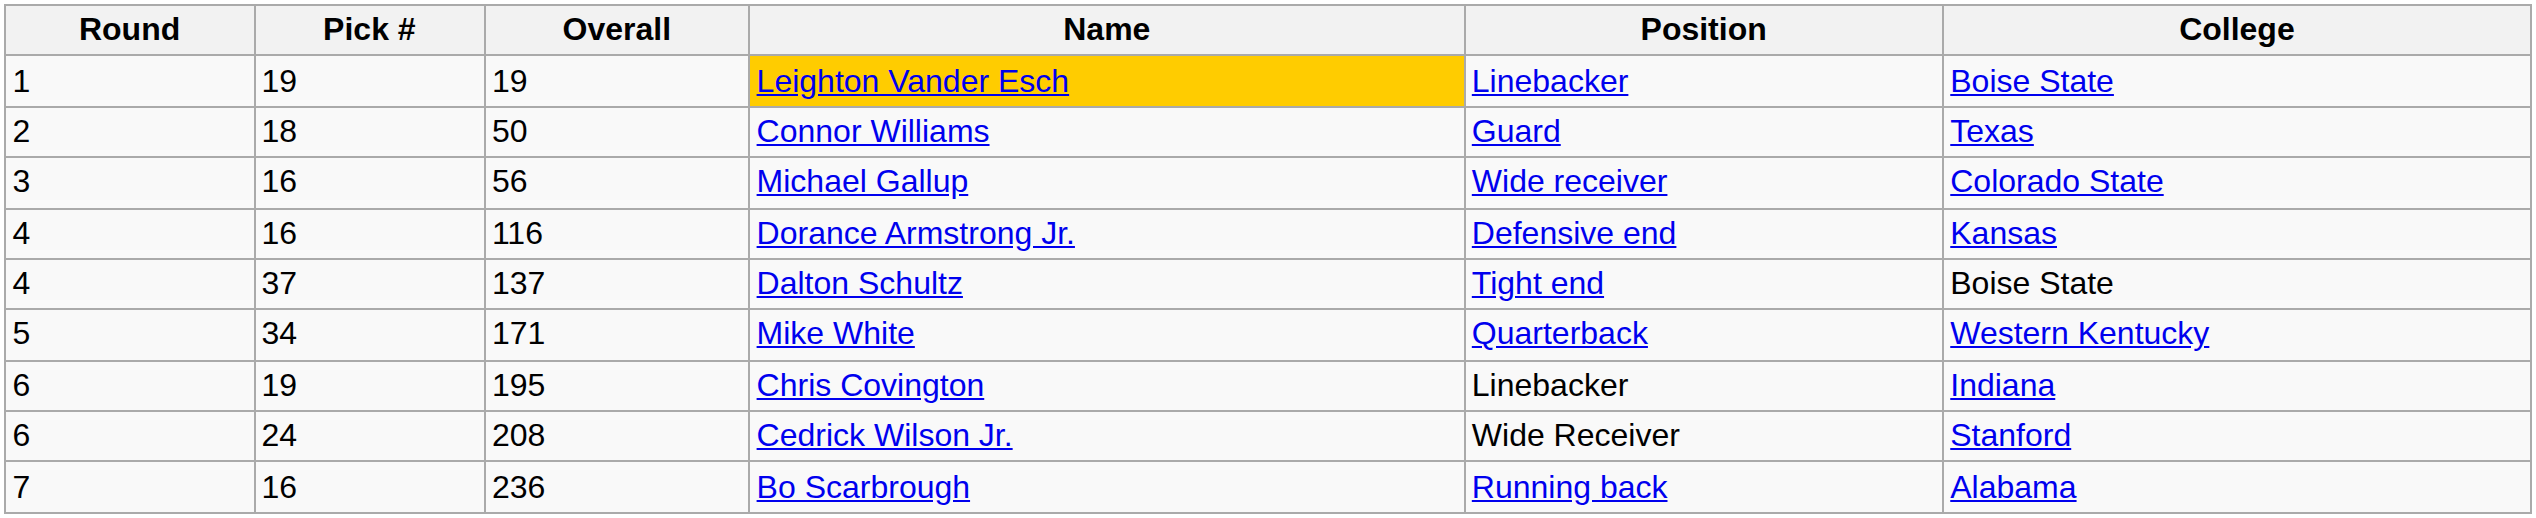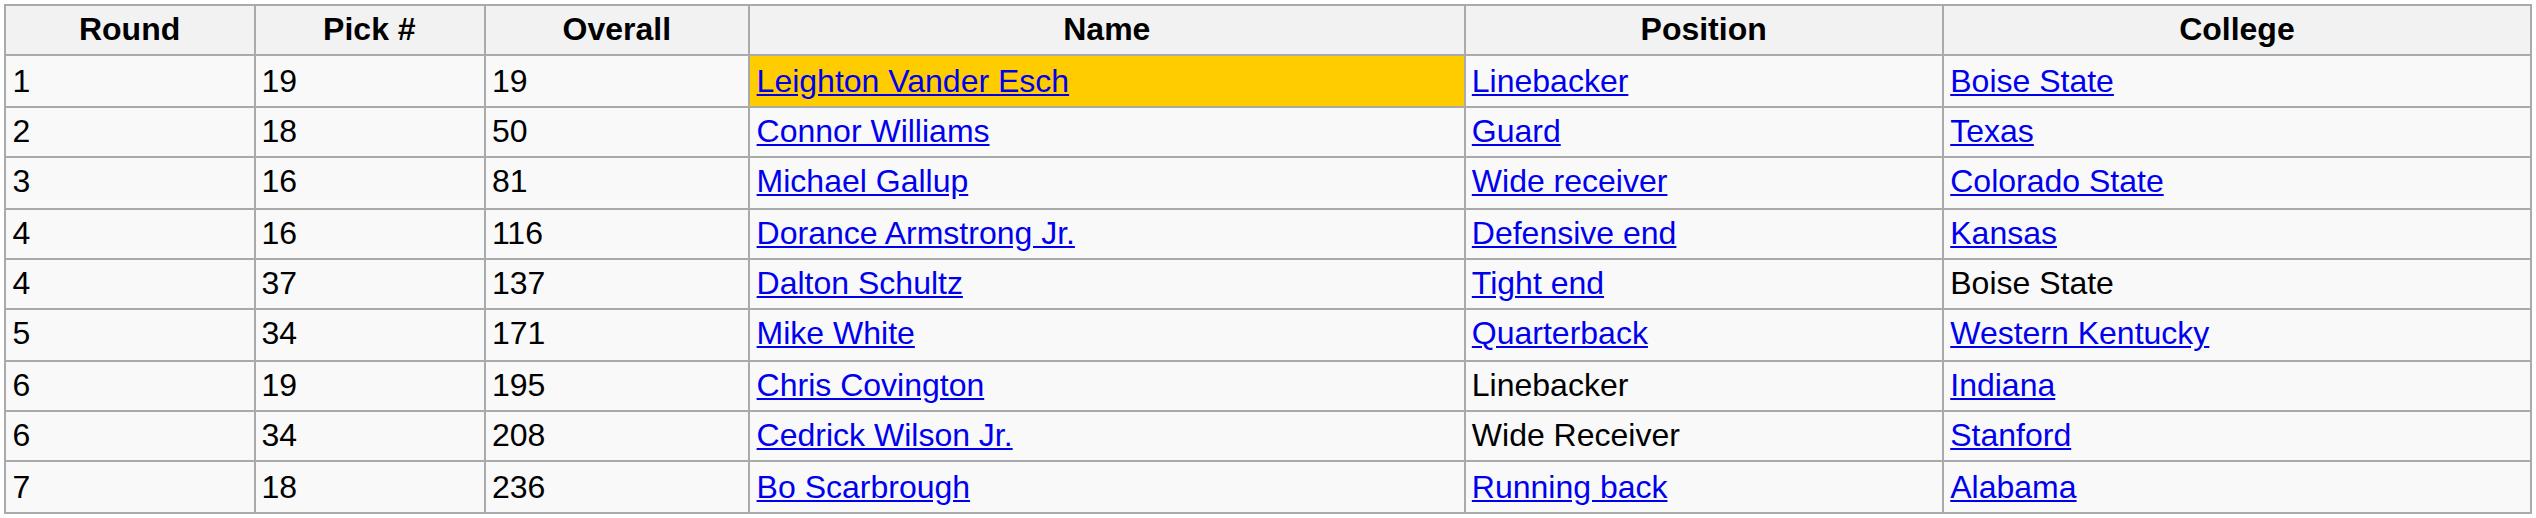(510, 182) 56 -> (510, 182) 81
(279, 435) 24 -> (279, 435) 34
(279, 486) 16 -> (279, 486) 18
